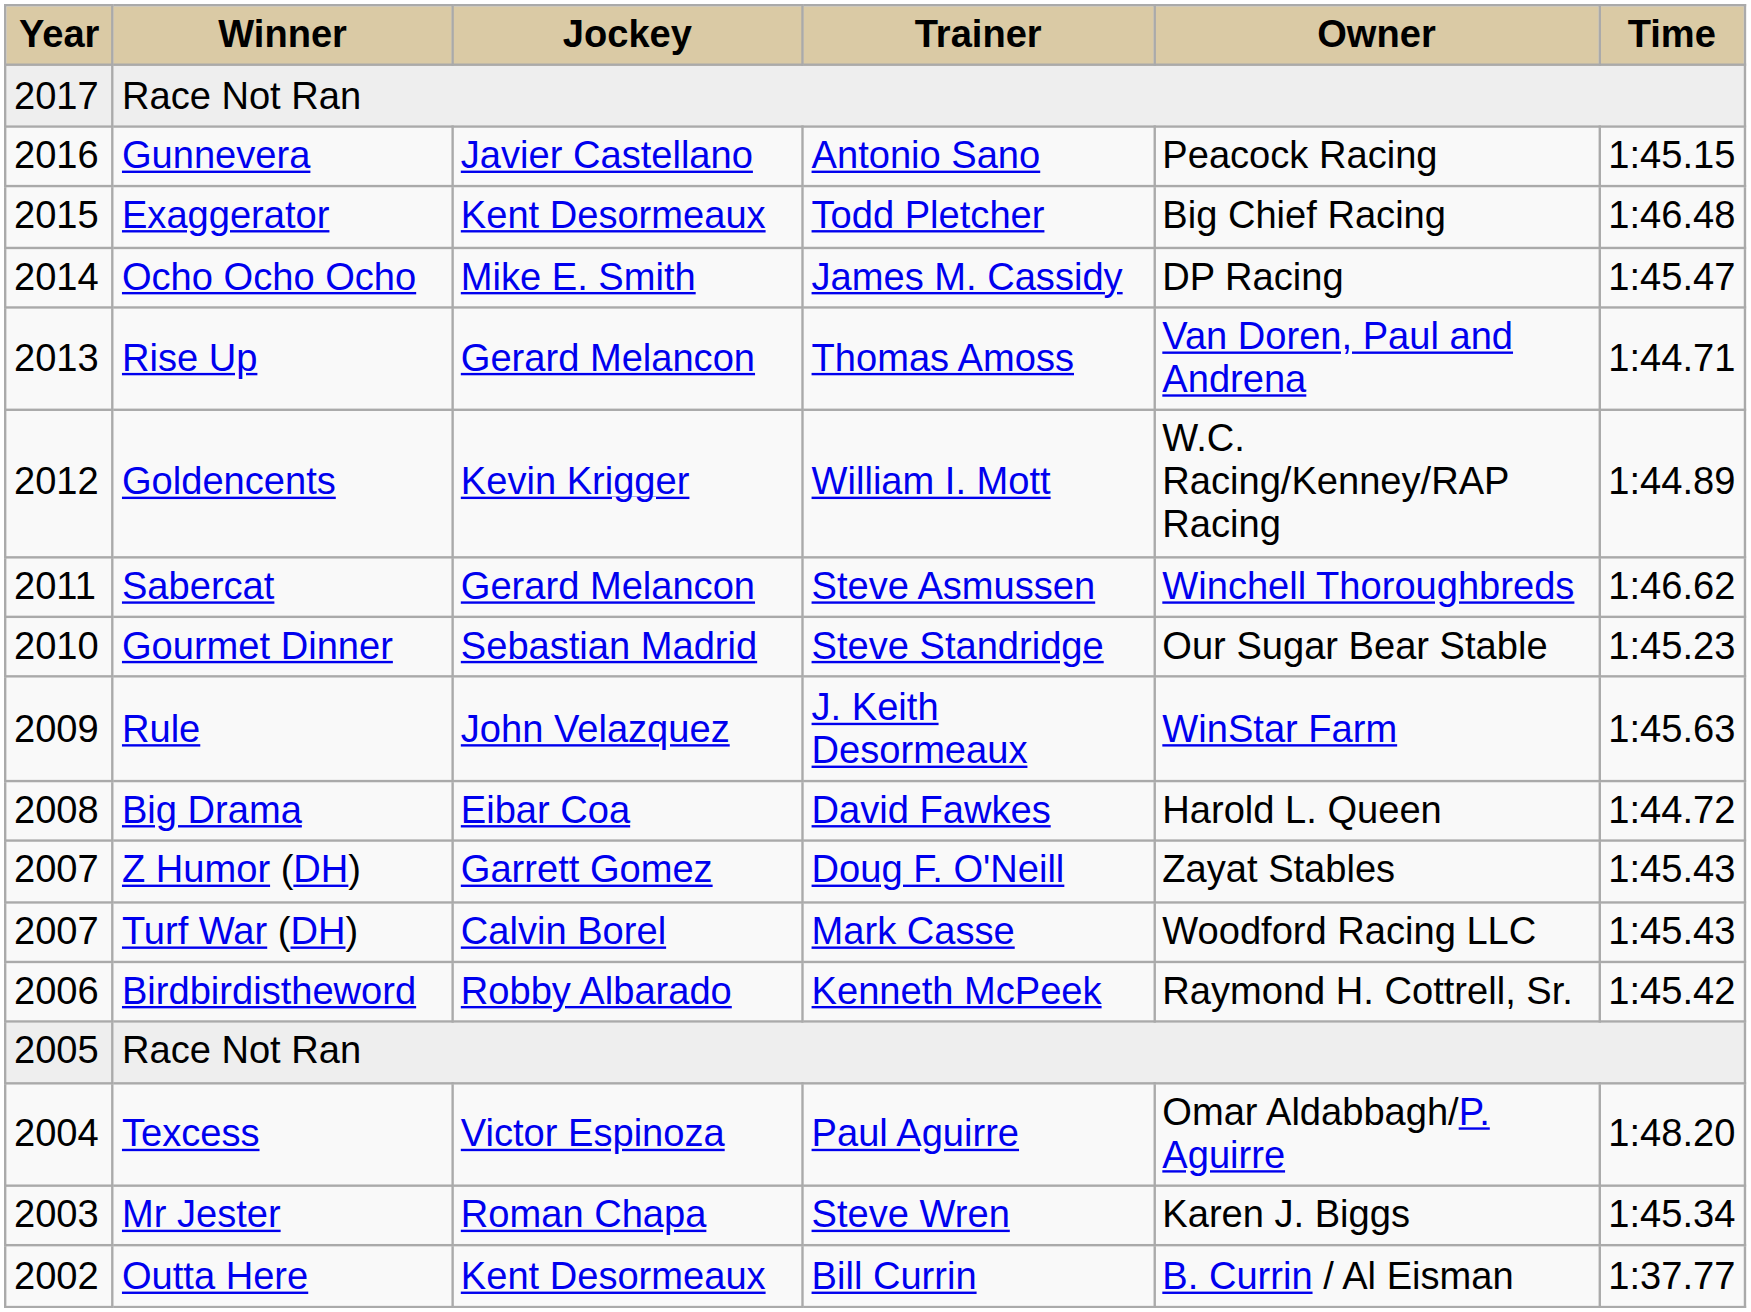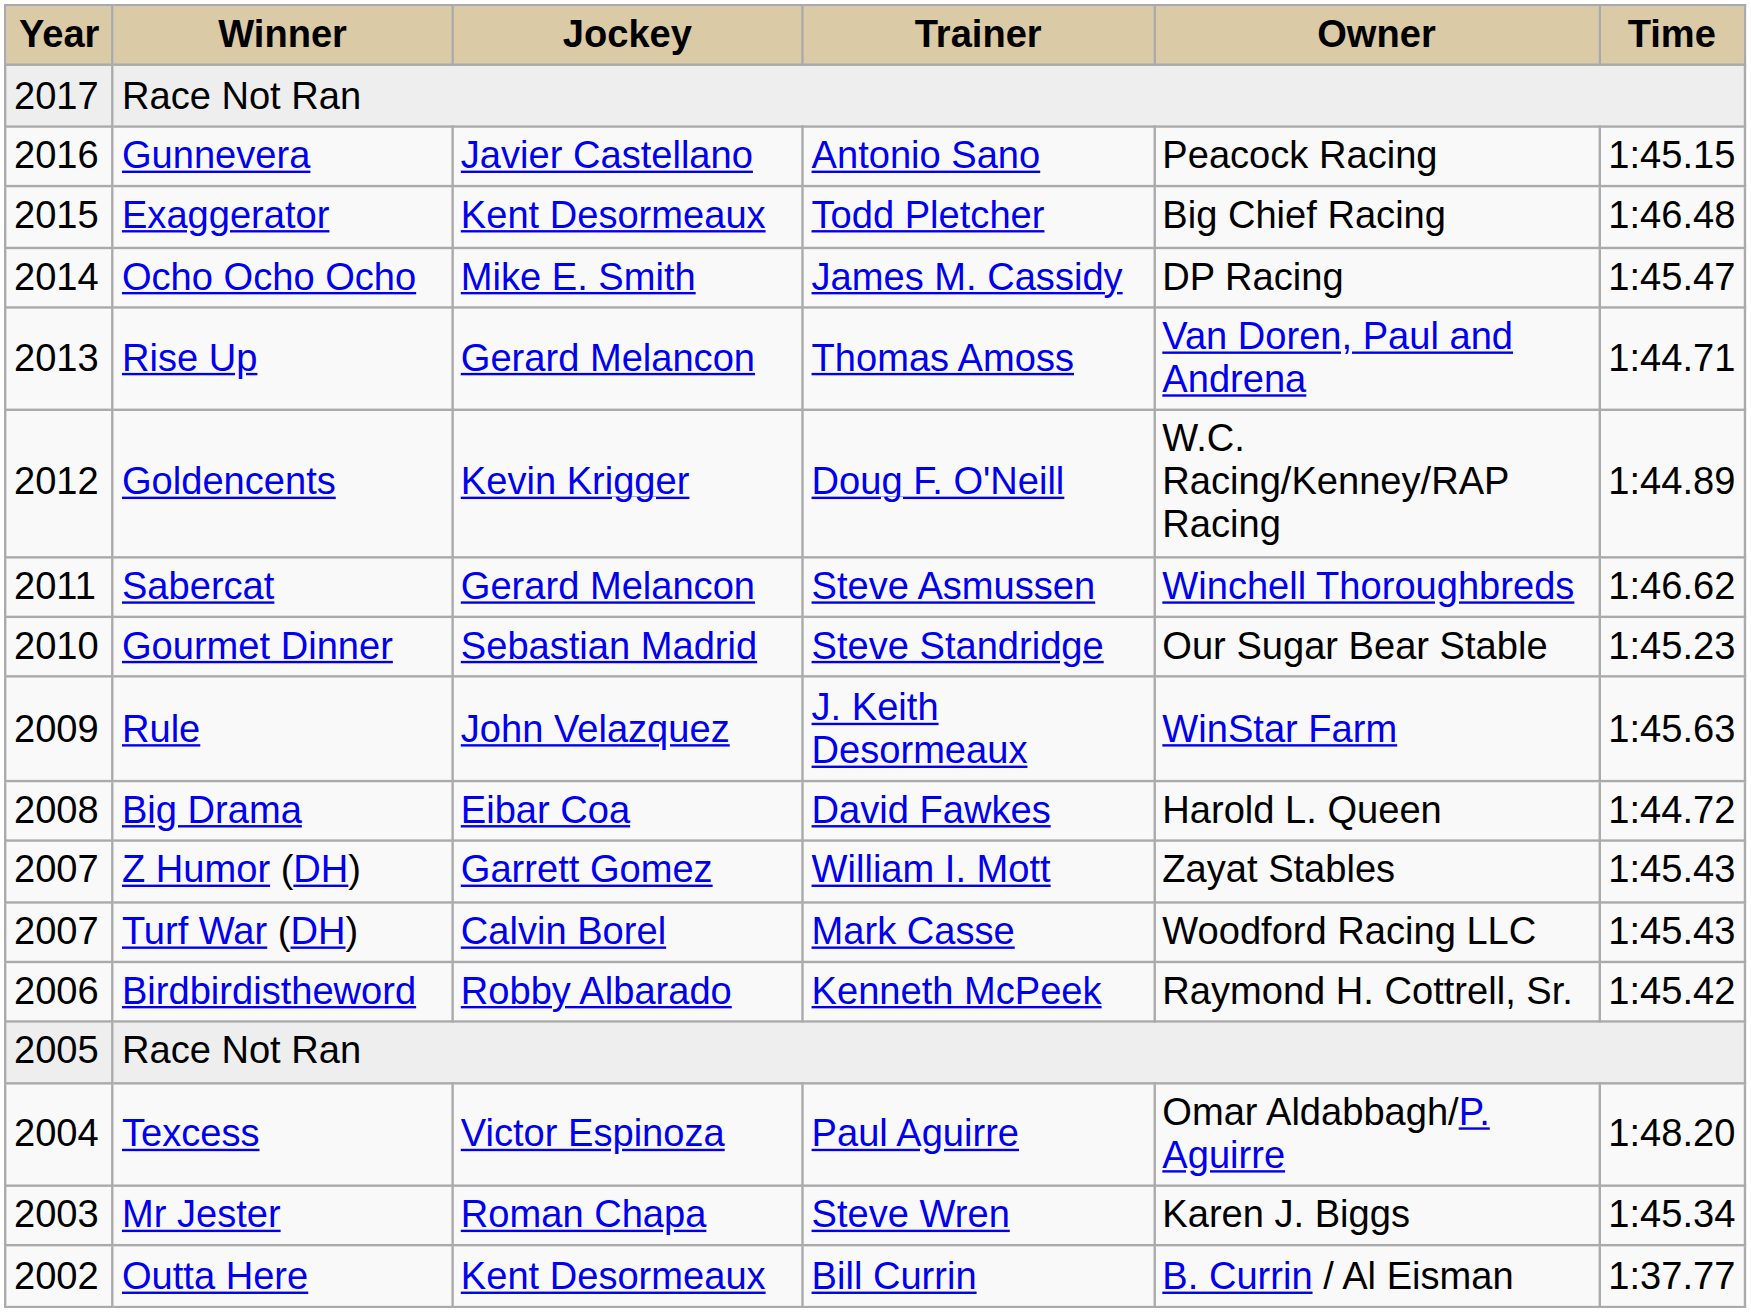(931, 482) William I. Mott -> (938, 482) Doug F. O'Neill
(938, 870) Doug F. O'Neill -> (931, 870) William I. Mott
